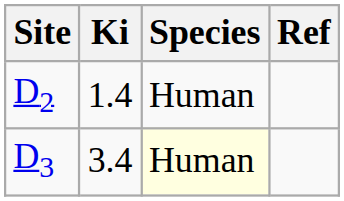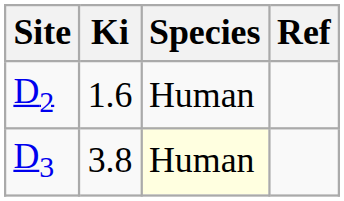(110, 94) 1.4 -> (110, 94) 1.6
(110, 160) 3.4 -> (110, 160) 3.8
